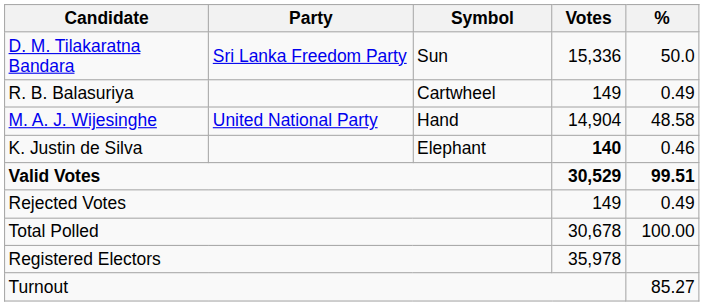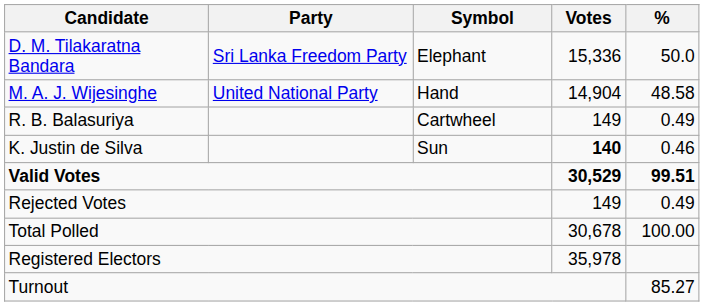(433, 55) Sun -> (451, 55) Elephant
rows swapped: (83, 120) <-> (71, 93)
(451, 148) Elephant -> (433, 148) Sun
